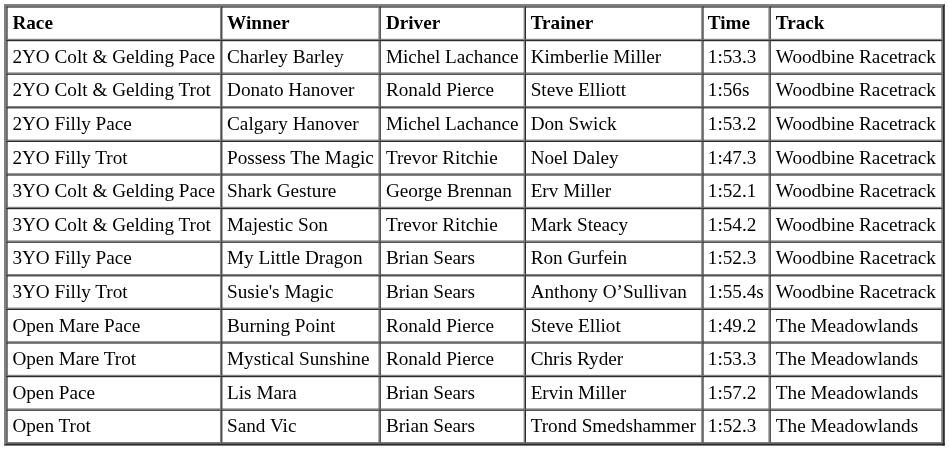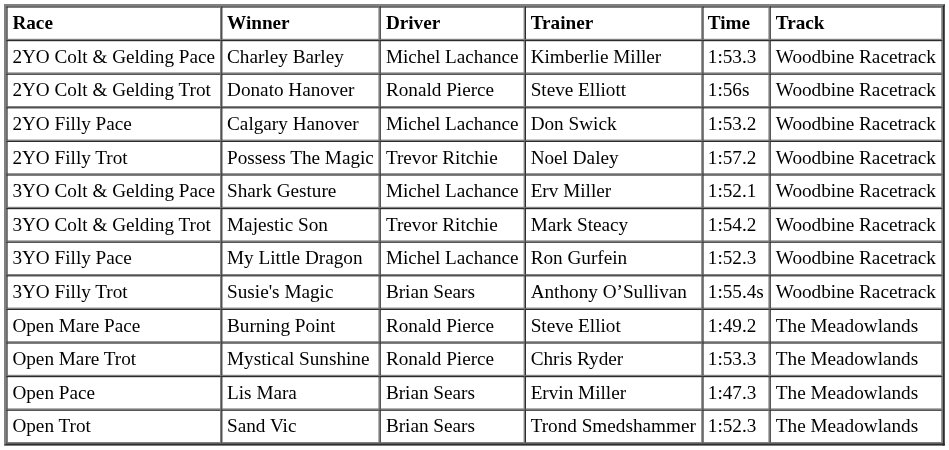(732, 157) 1:47.3 -> (732, 157) 1:57.2
(449, 191) George Brennan -> (452, 191) Michel Lachance
(430, 258) Brian Sears -> (452, 258) Michel Lachance
(732, 392) 1:57.2 -> (732, 392) 1:47.3
